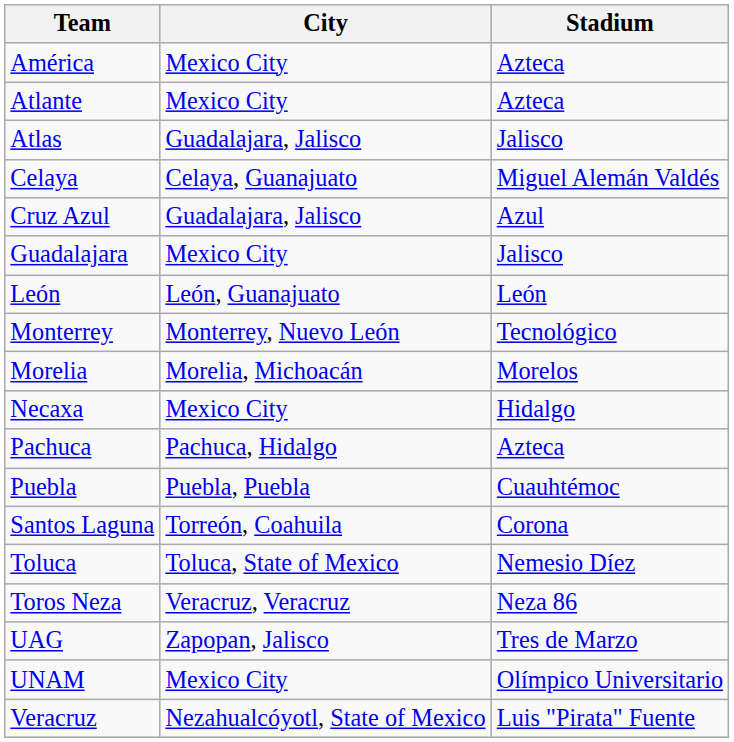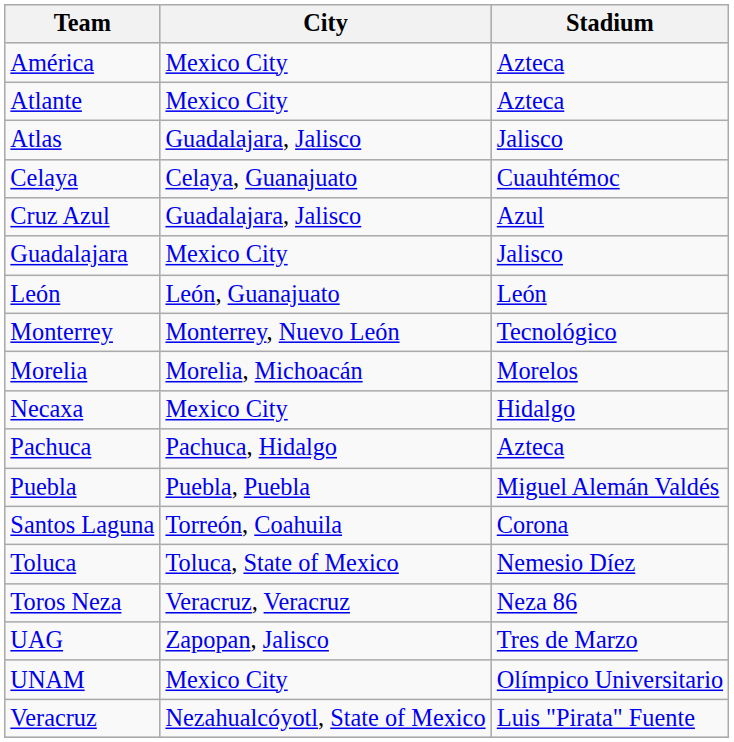(608, 178) Miguel Alemán Valdés -> (558, 178) Cuauhtémoc
(558, 486) Cuauhtémoc -> (608, 486) Miguel Alemán Valdés
